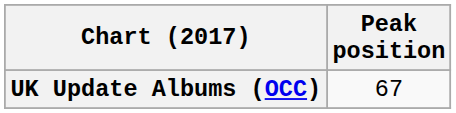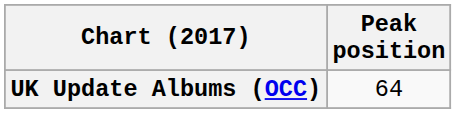(389, 90) 67 -> (389, 90) 64
